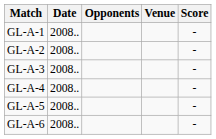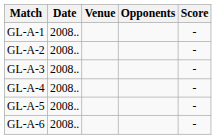columns swapped: (160, 13) <-> (112, 13)
